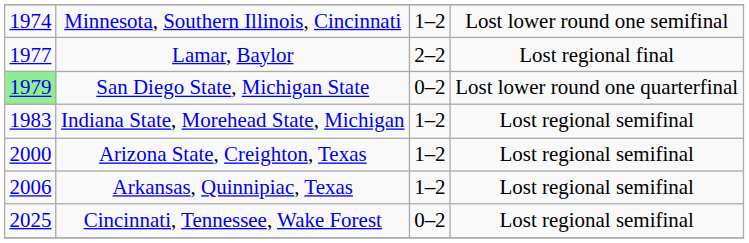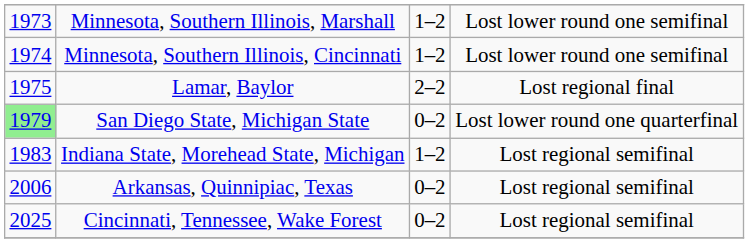+ row: (233, 21)
(30, 54) 1977 -> (30, 87) 1975
- row: (233, 154)
(430, 187) 1–2 -> (430, 187) 0–2
